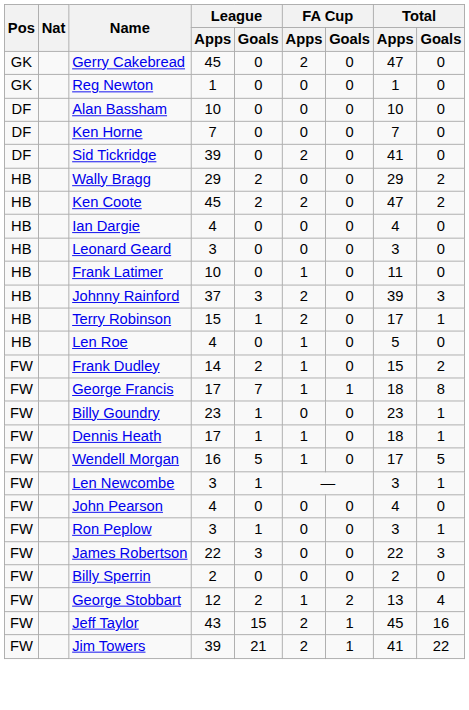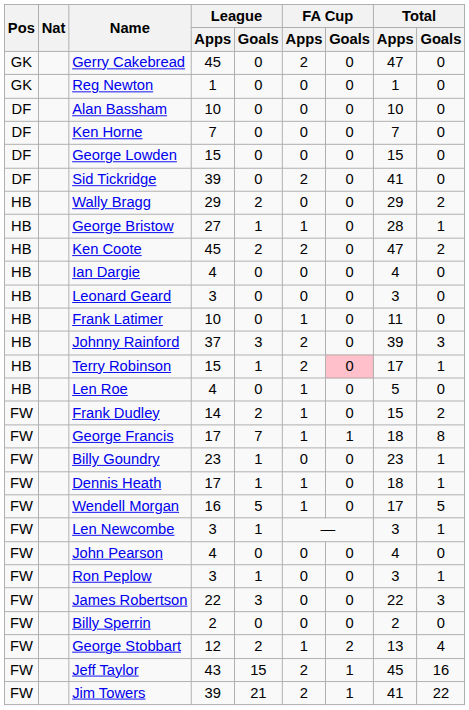+ row: (125, 156)
+ row: (123, 226)
(350, 319) no background -> (350, 366) pink background
